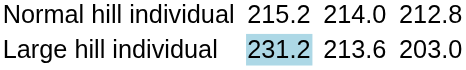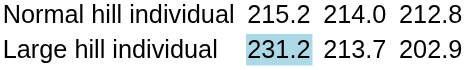(355, 49) 213.6 -> (355, 49) 213.7
(431, 49) 203.0 -> (431, 49) 202.9
